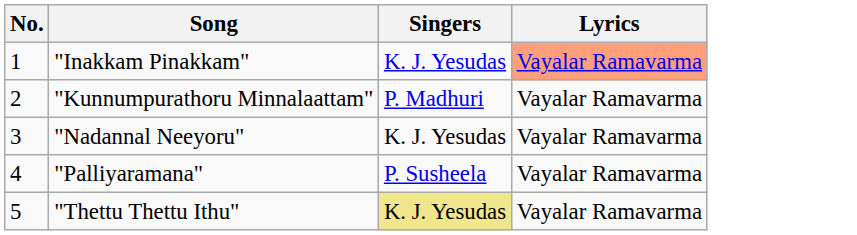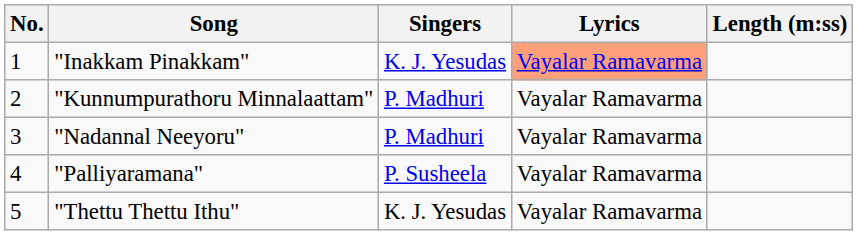+ column: (780, 23)
(445, 136) K. J. Yesudas -> (434, 136) P. Madhuri
(445, 211) khaki background -> (445, 211) no background
